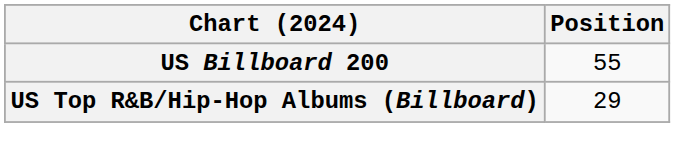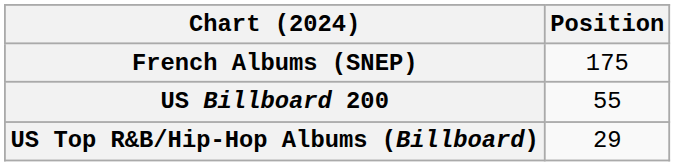+ row: (275, 63)
